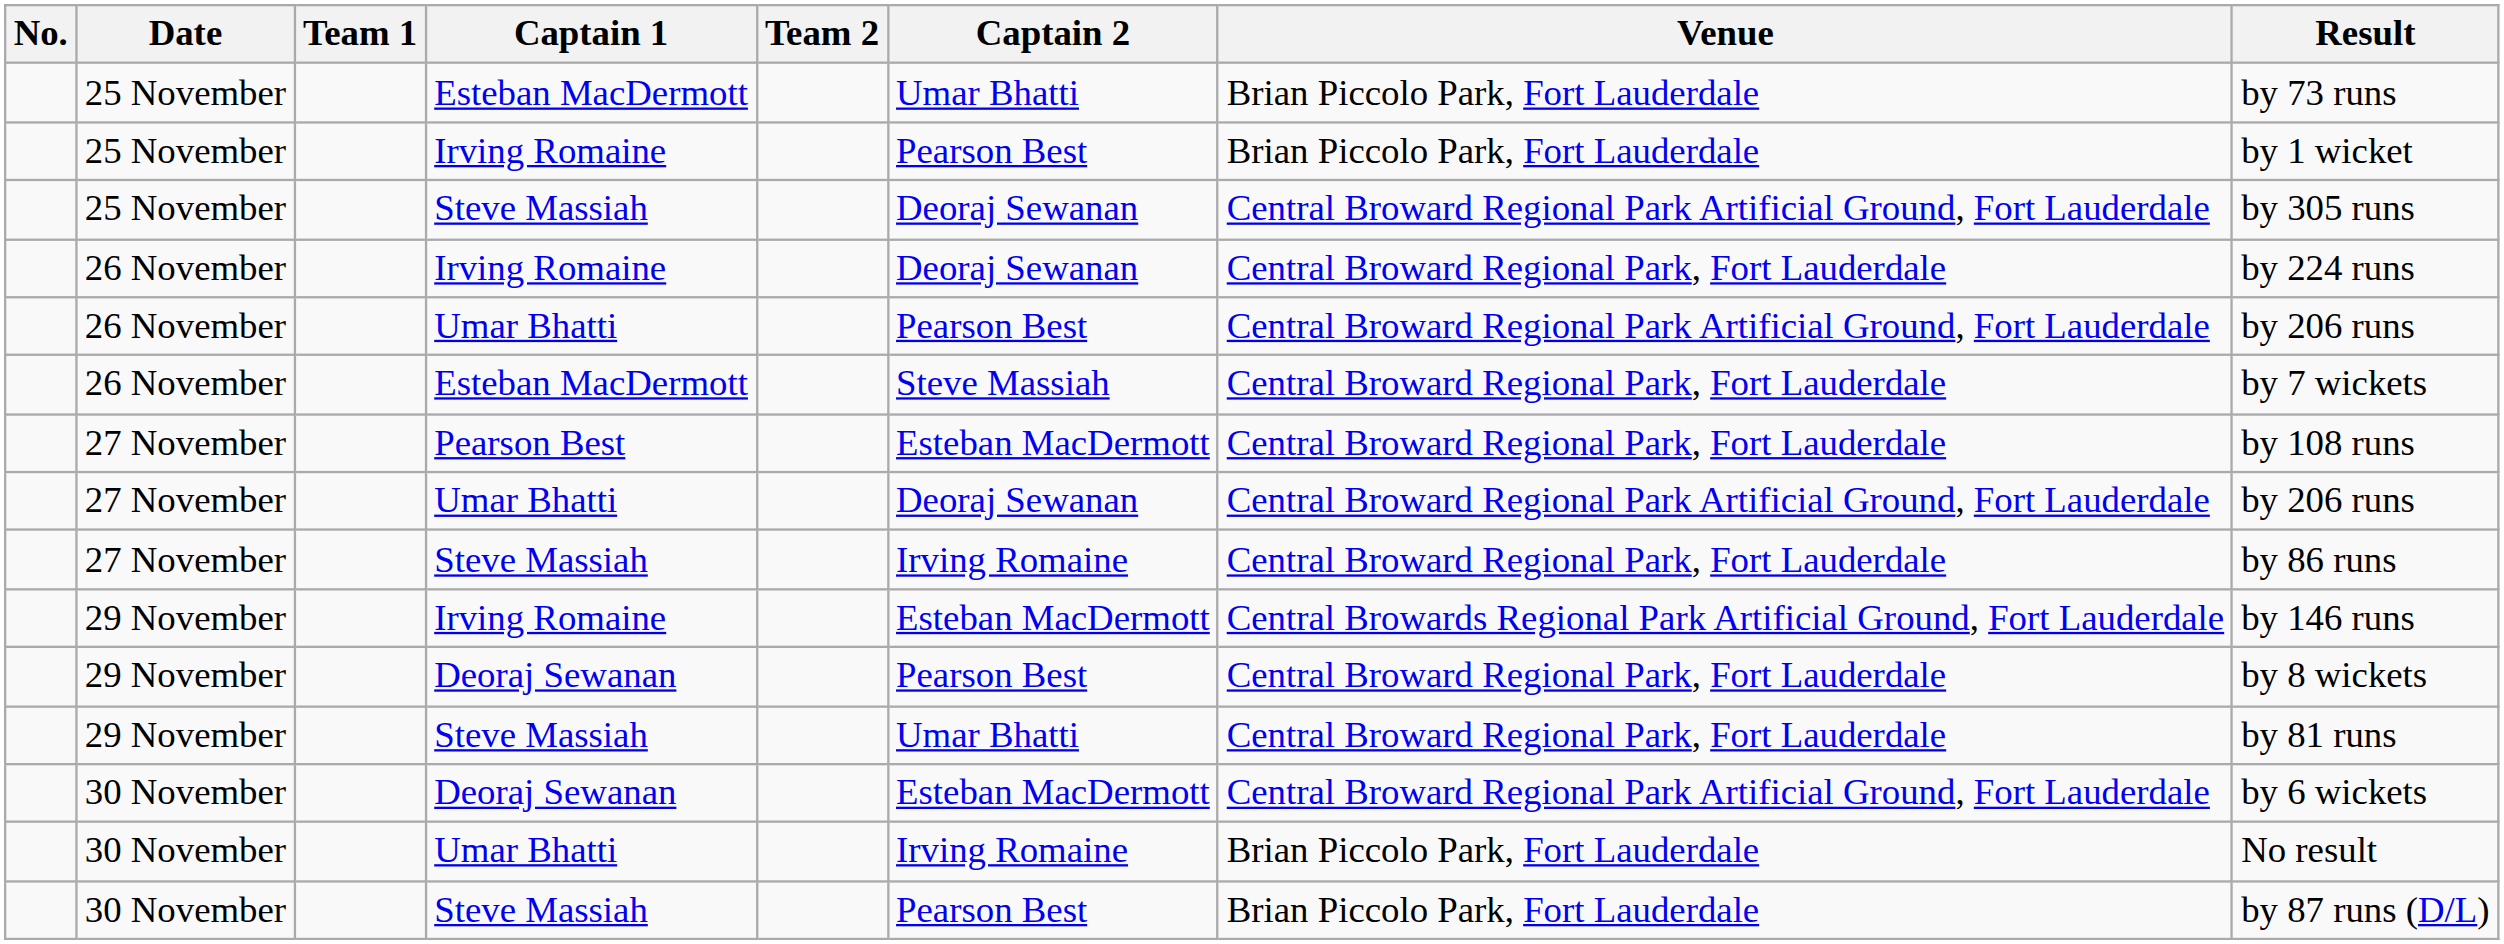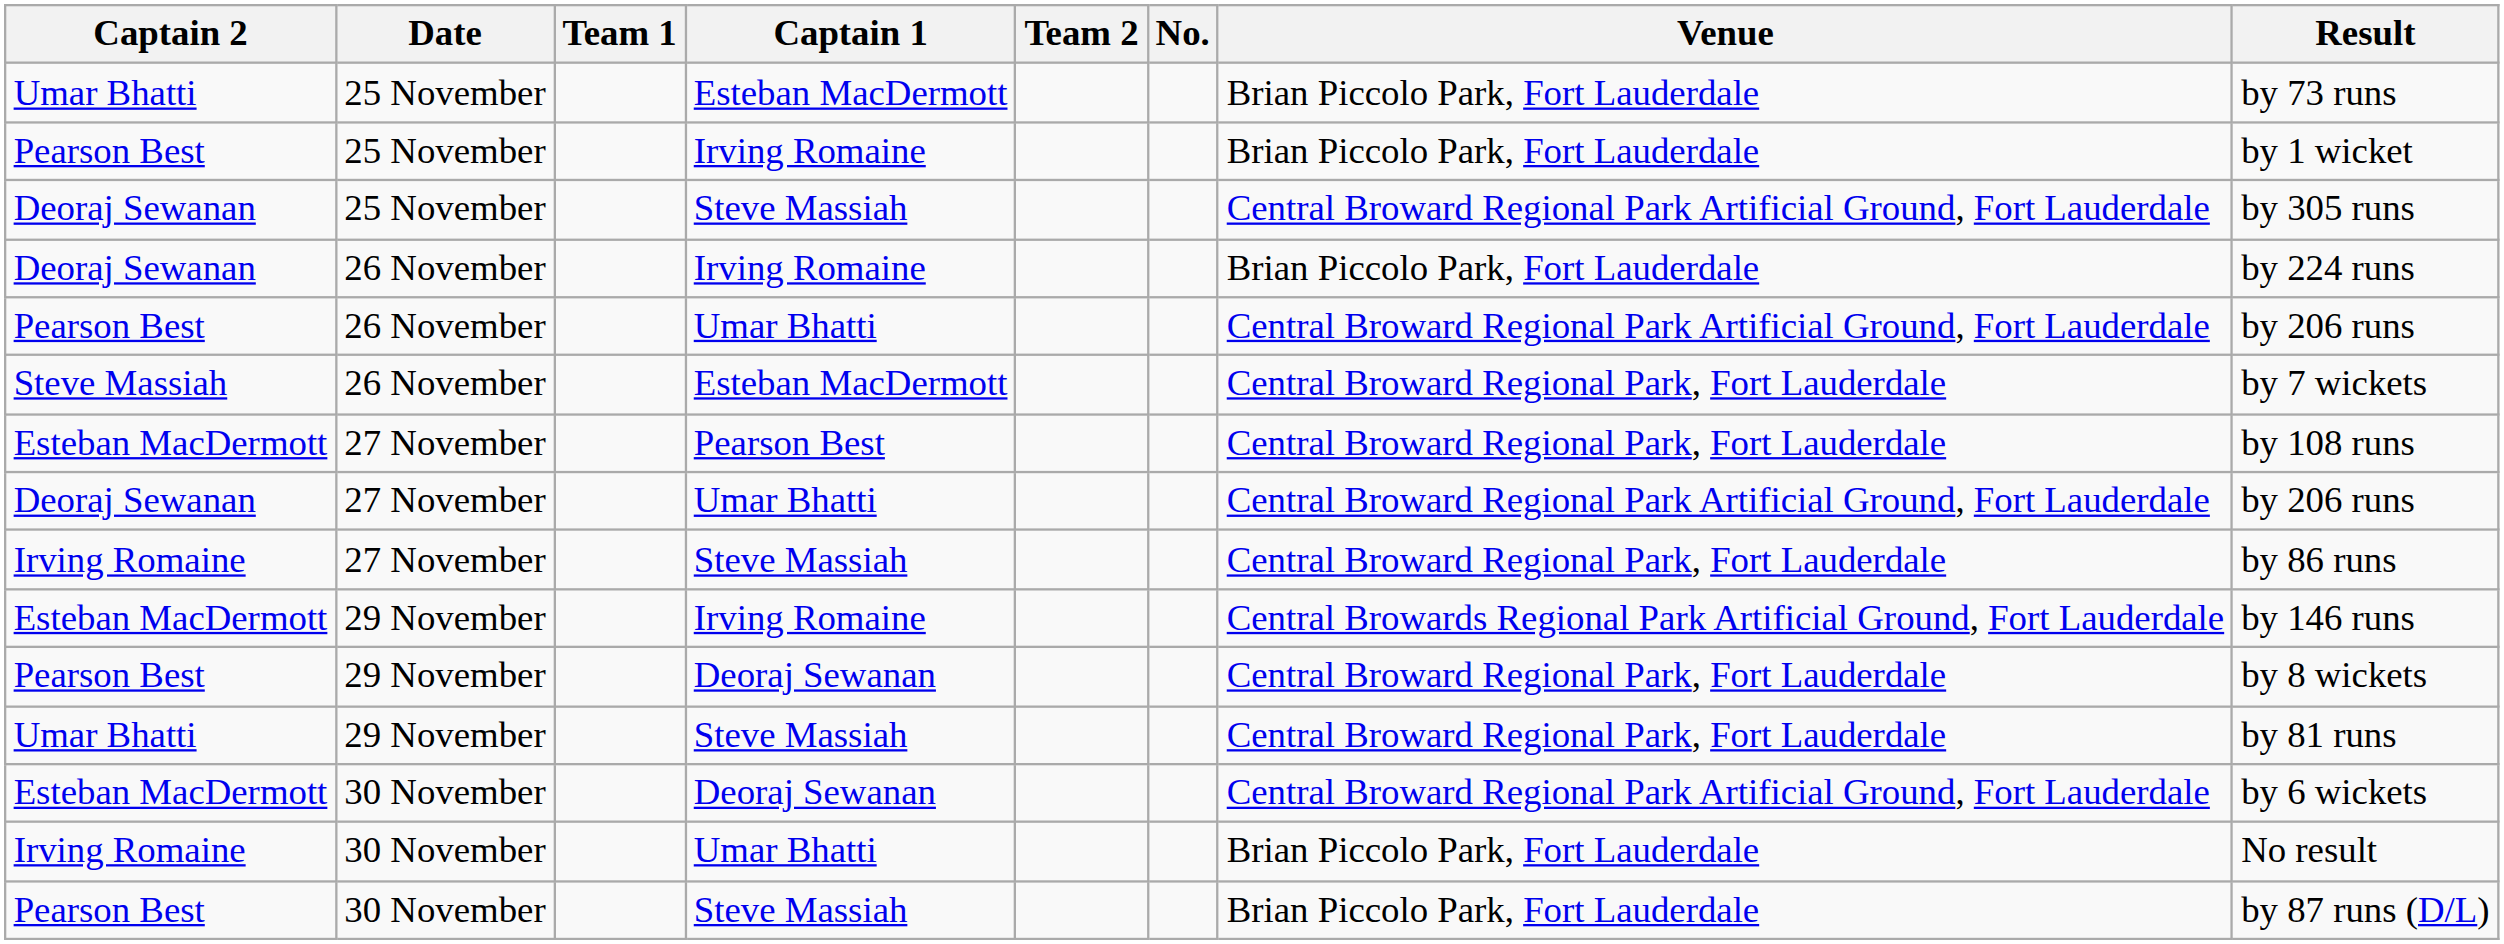columns swapped: (41, 33) <-> (1053, 33)
(1586, 267) Central Broward Regional Park, Fort Lauderdale -> (1493, 267) Brian Piccolo Park, Fort Lauderdale
